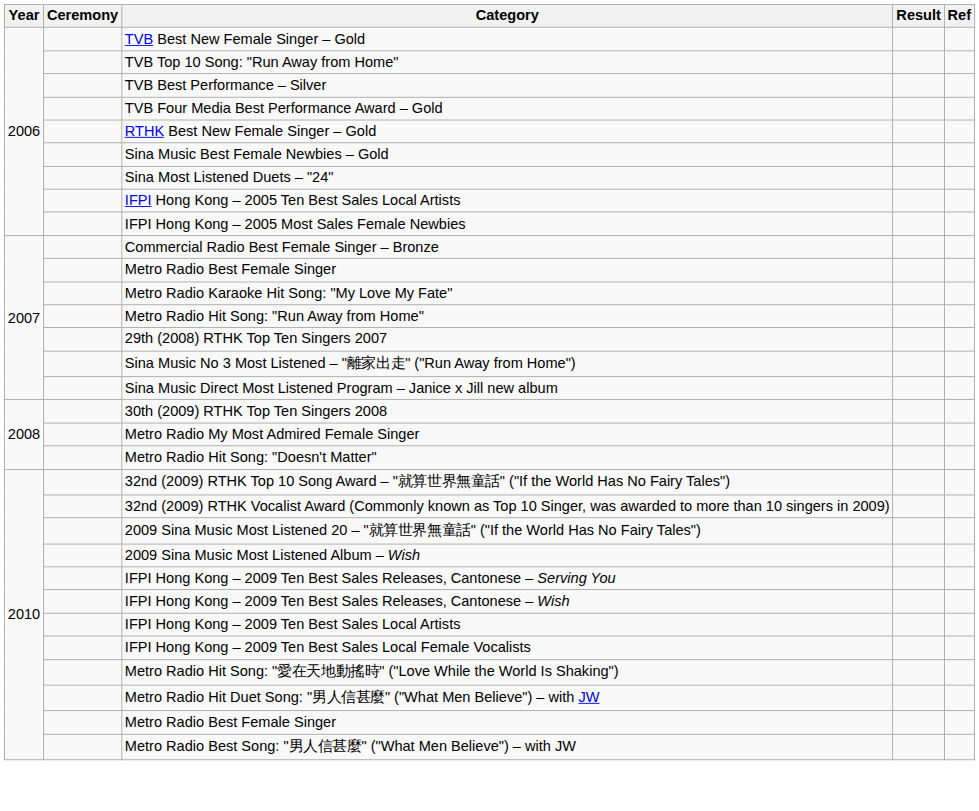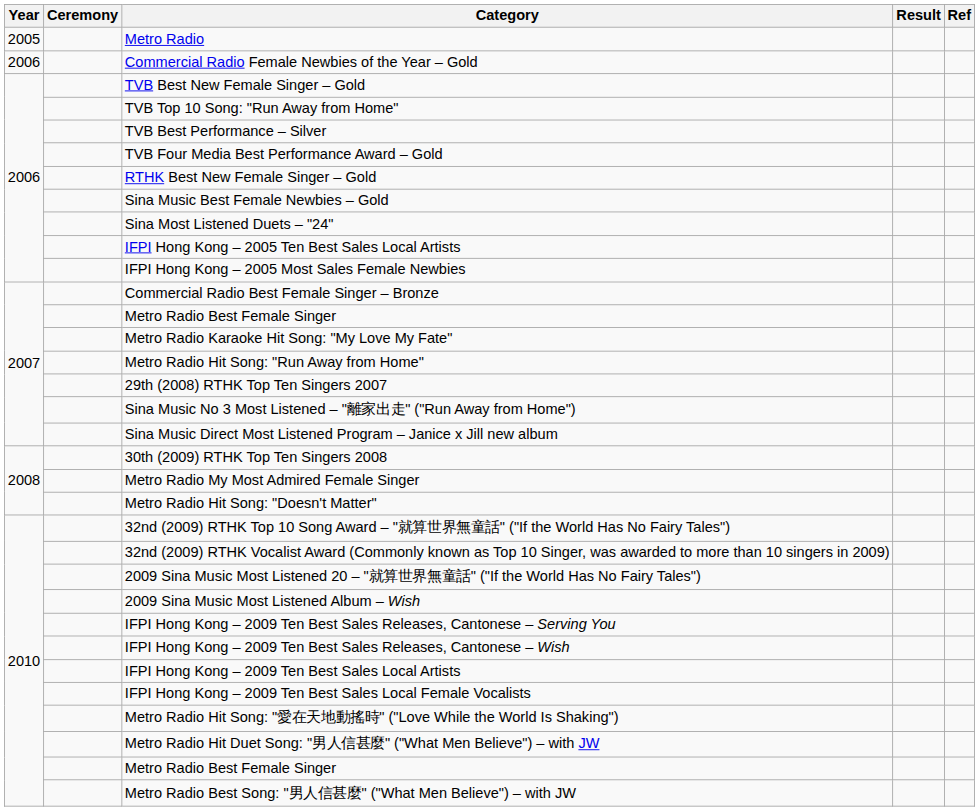+ row: (24, 39)
+ row: (24, 62)
